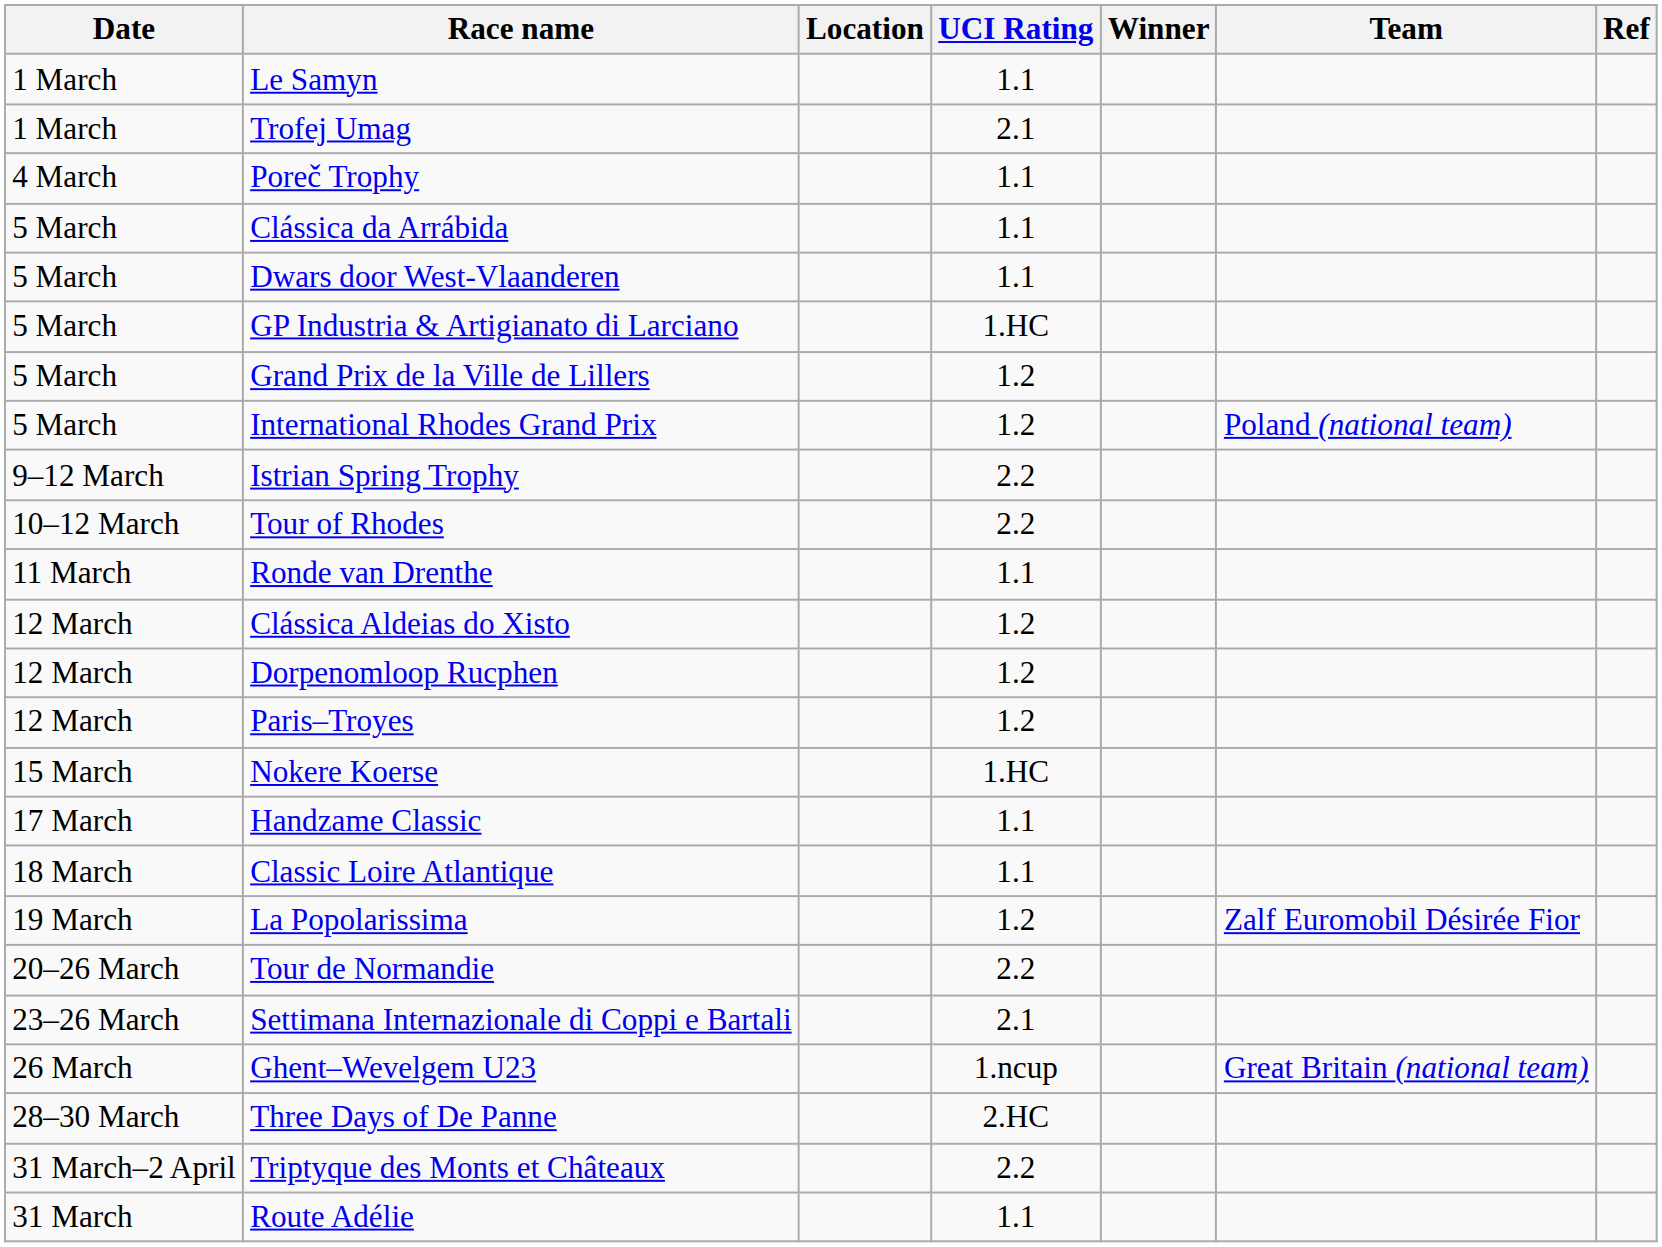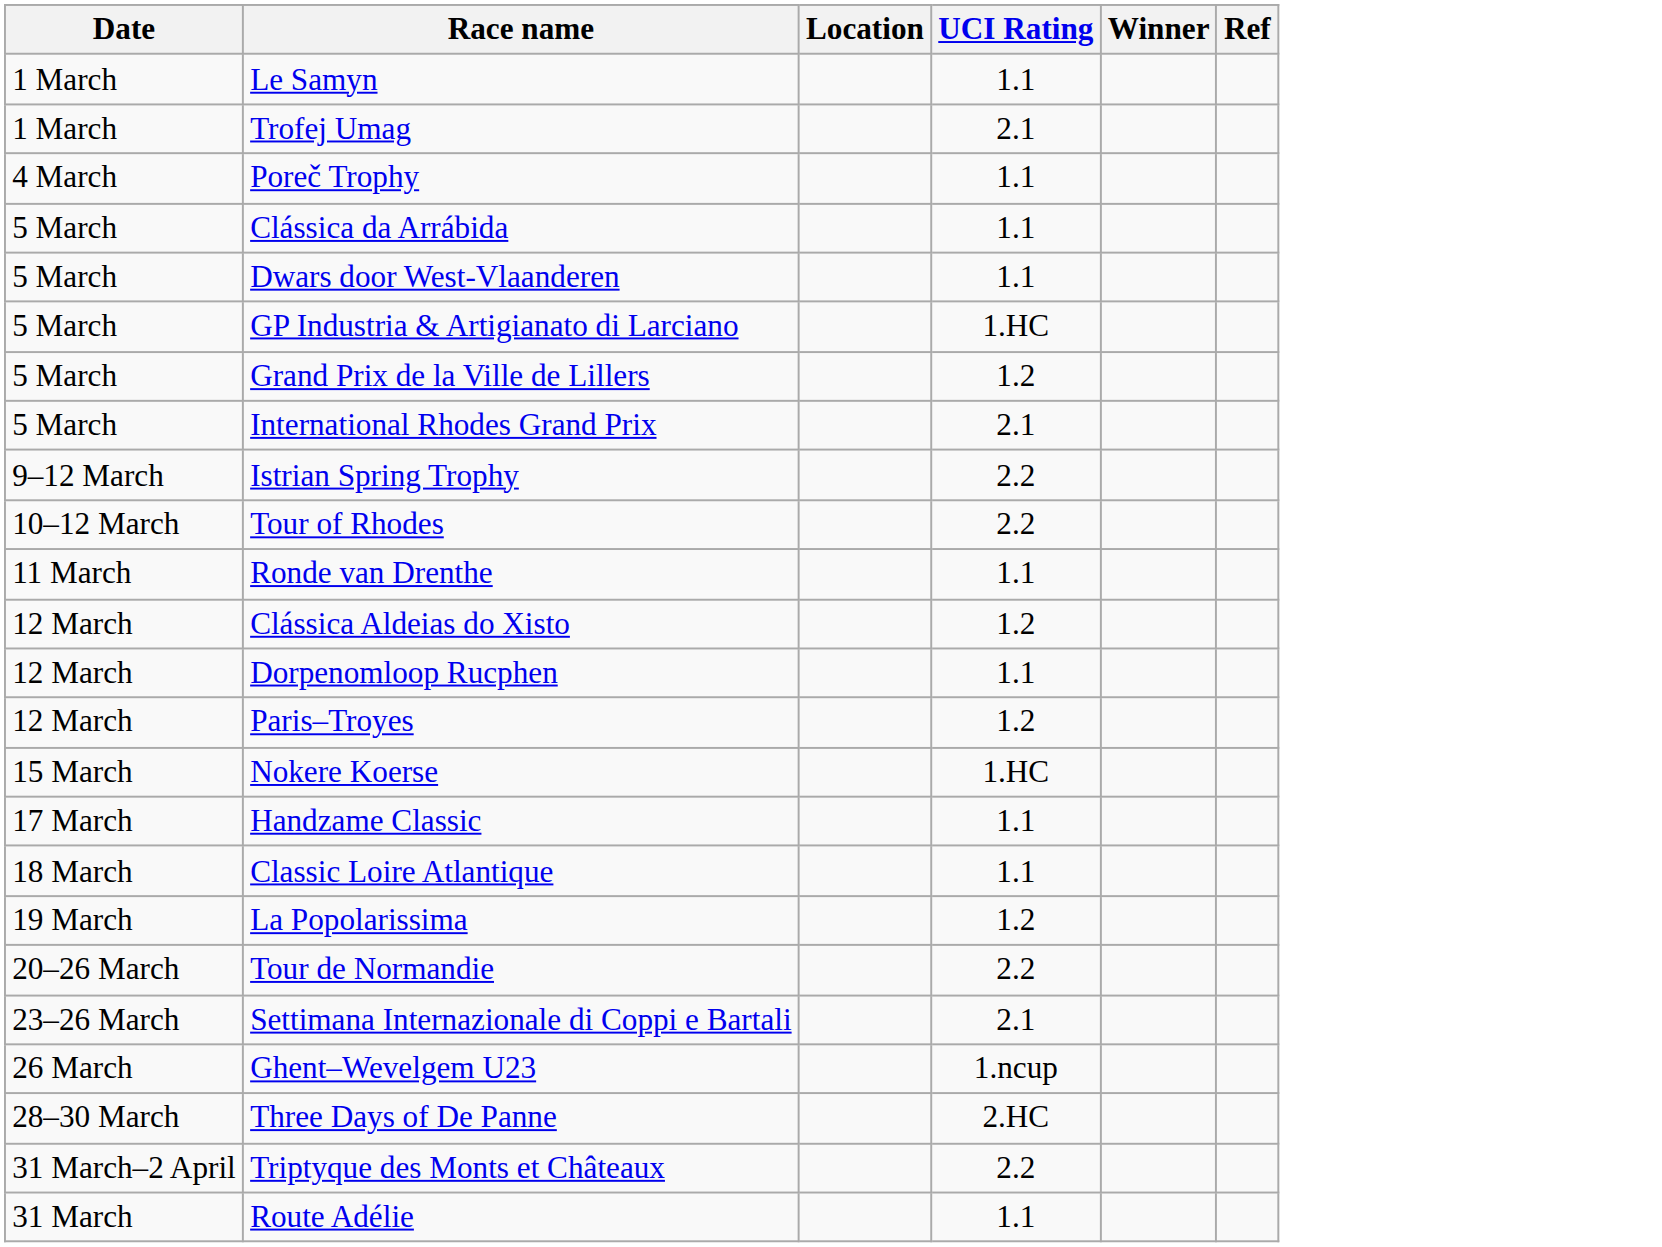- column: (1406, 29)
(1016, 425) 1.2 -> (1016, 425) 2.1
(1016, 672) 1.2 -> (1016, 672) 1.1
